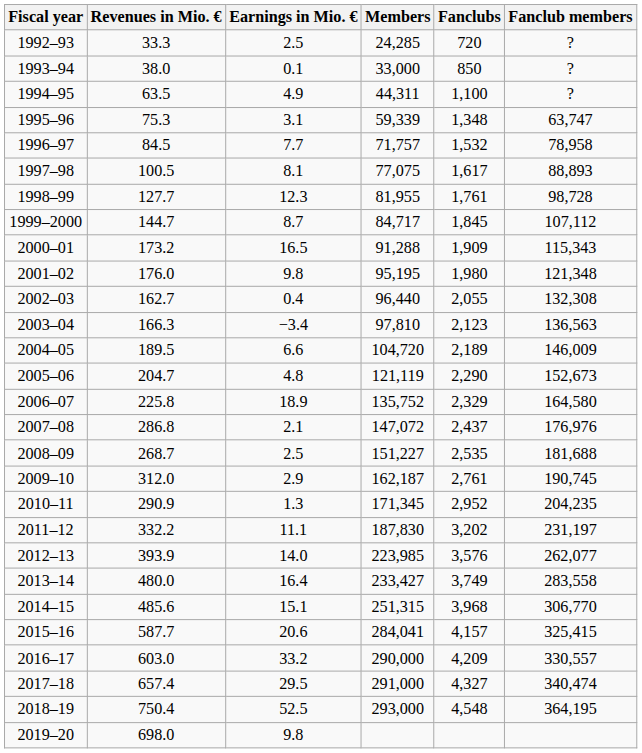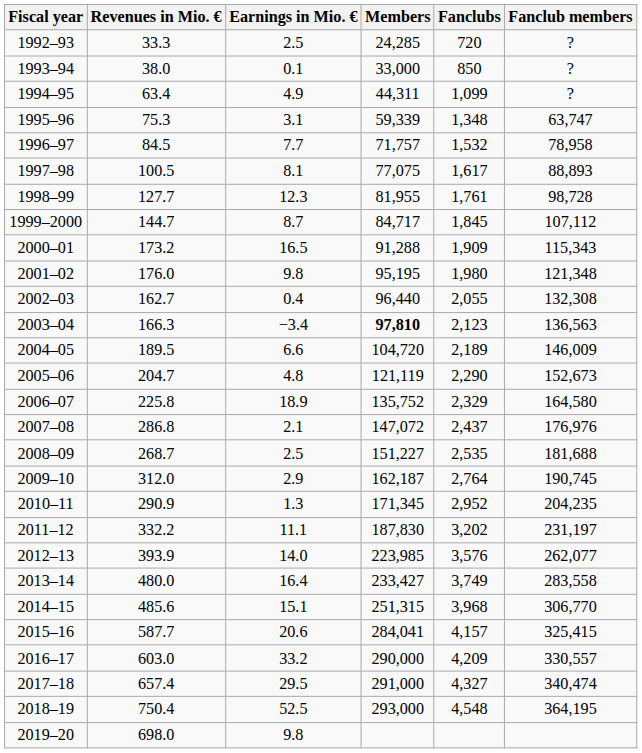(156, 94) 63.5 -> (156, 94) 63.4
(469, 94) 1,100 -> (469, 94) 1,099
(398, 324) normal -> (398, 324) bold
(469, 478) 2,761 -> (469, 478) 2,764
